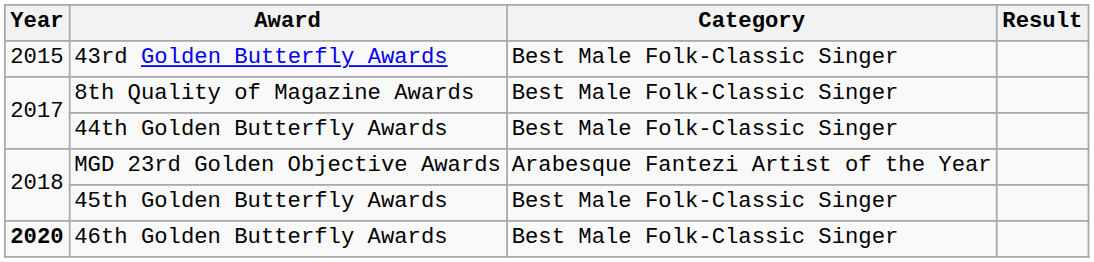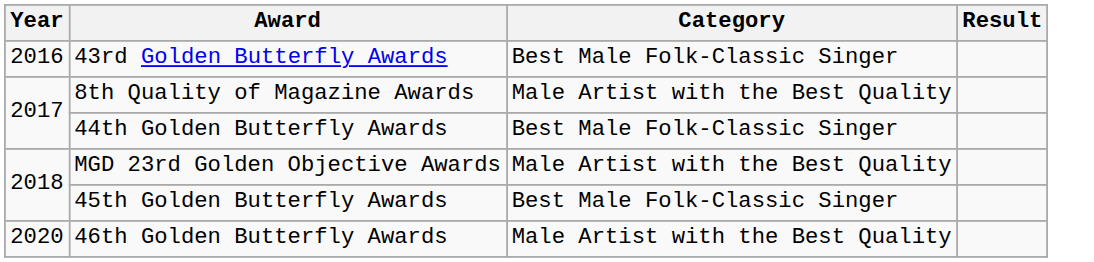(37, 59) 2015 -> (37, 59) 2016
(705, 95) Best Male Folk-Classic Singer -> (732, 95) Male Artist with the Best Quality
(752, 167) Arabesque Fantezi Artist of the Year -> (732, 167) Male Artist with the Best Quality
(37, 239) bold -> (37, 239) normal
(705, 239) Best Male Folk-Classic Singer -> (732, 239) Male Artist with the Best Quality
